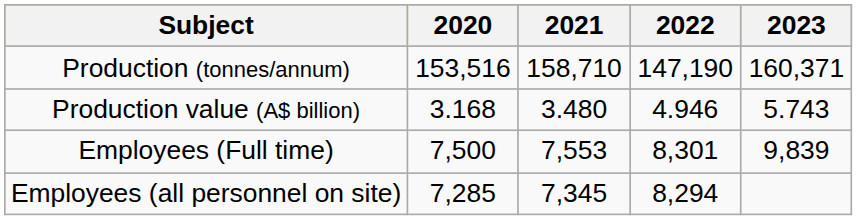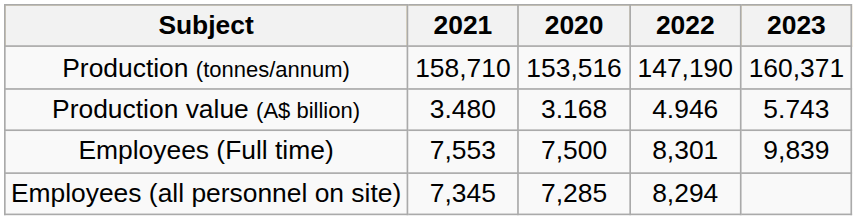columns swapped: (463, 25) <-> (574, 25)
